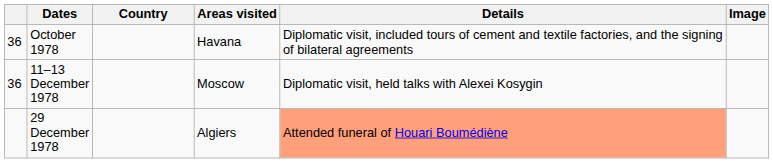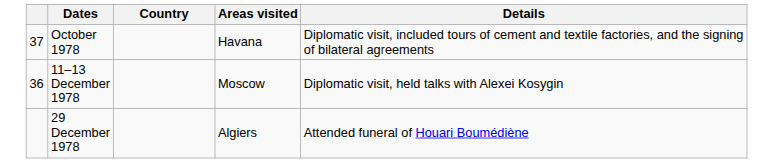- column: (747, 14)
(14, 42) 36 -> (37, 42) 37
(395, 133) lightsalmon background -> (416, 133) no background
